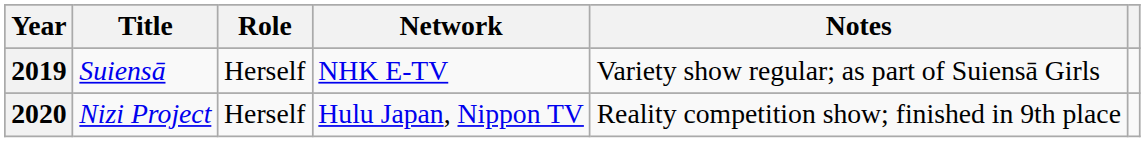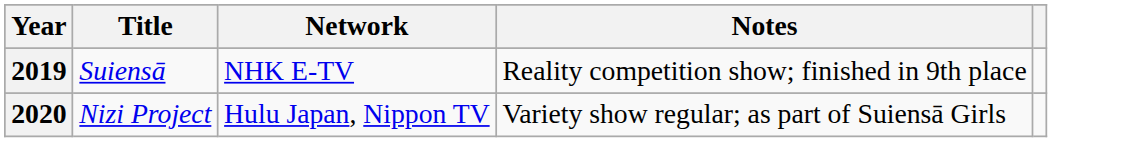- column: (265, 26)
(848, 70) Variety show regular; as part of Suiensā Girls -> (765, 70) Reality competition show; finished in 9th place
(859, 114) Reality competition show; finished in 9th place -> (754, 114) Variety show regular; as part of Suiensā Girls
